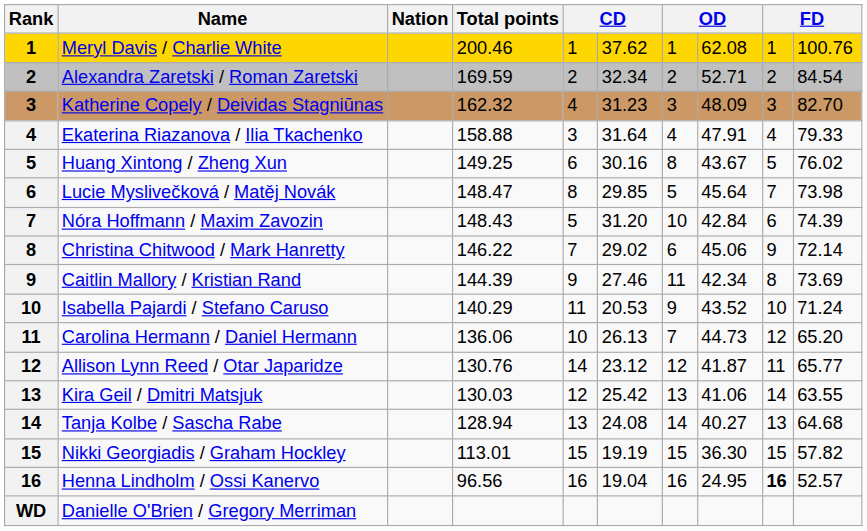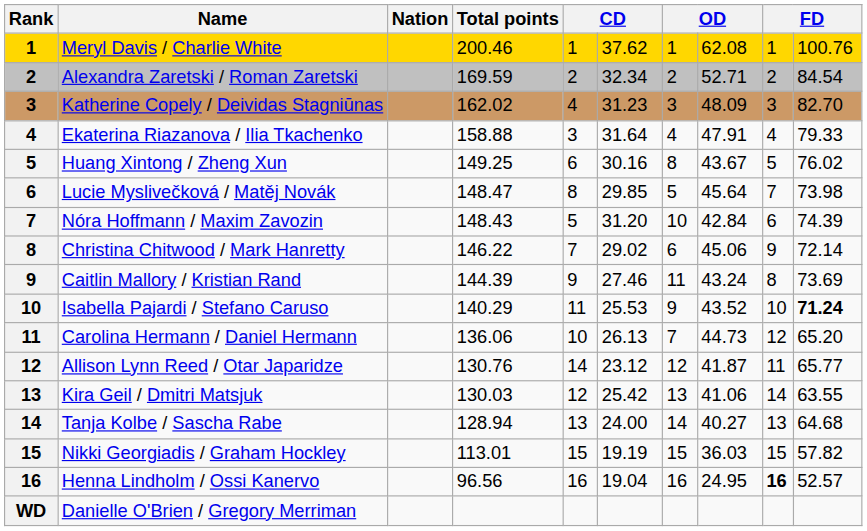(485, 105) 162.32 -> (485, 105) 162.02
(724, 279) 42.34 -> (724, 279) 43.24
(625, 308) 20.53 -> (625, 308) 25.53
(820, 308) normal -> (820, 308) bold
(625, 423) 24.08 -> (625, 423) 24.00
(724, 452) 36.30 -> (724, 452) 36.03
